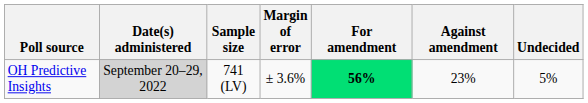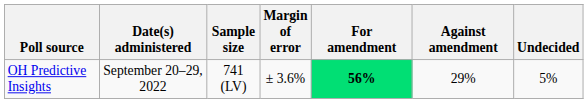(153, 79) lightgrey background -> (153, 79) no background
(463, 79) 23% -> (463, 79) 29%
